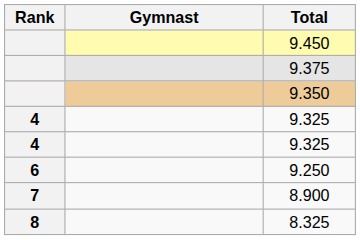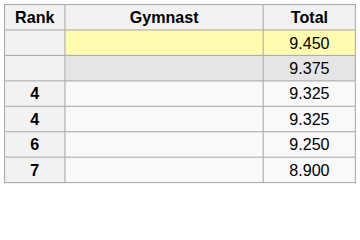- row: (35, 94)
- row: (35, 222)
